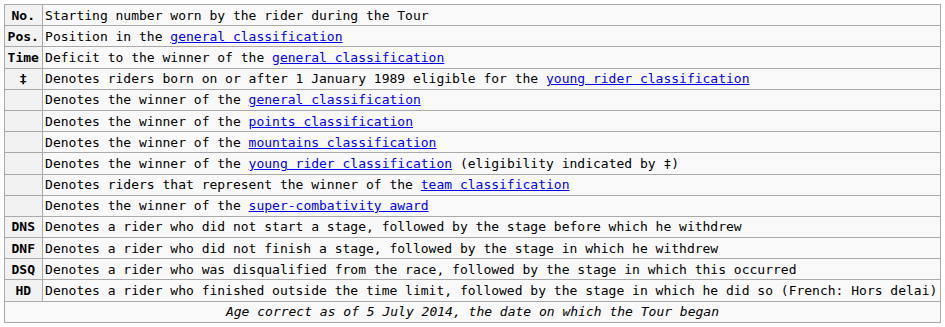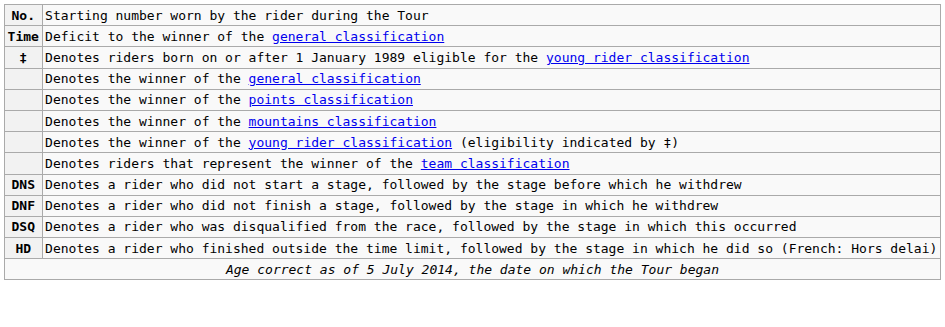- row: (194, 36)
- row: (237, 206)
